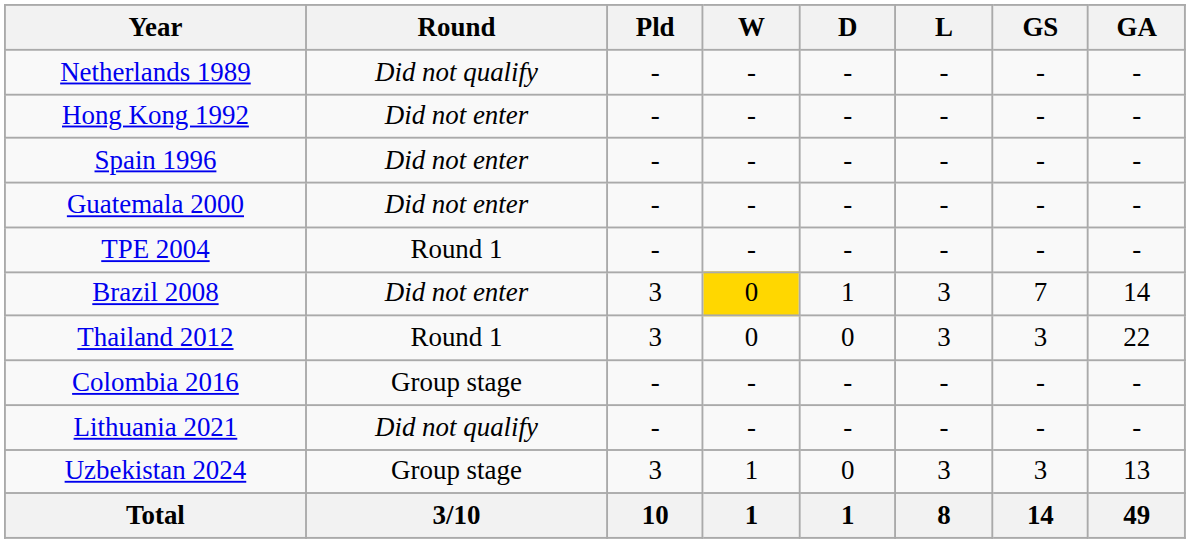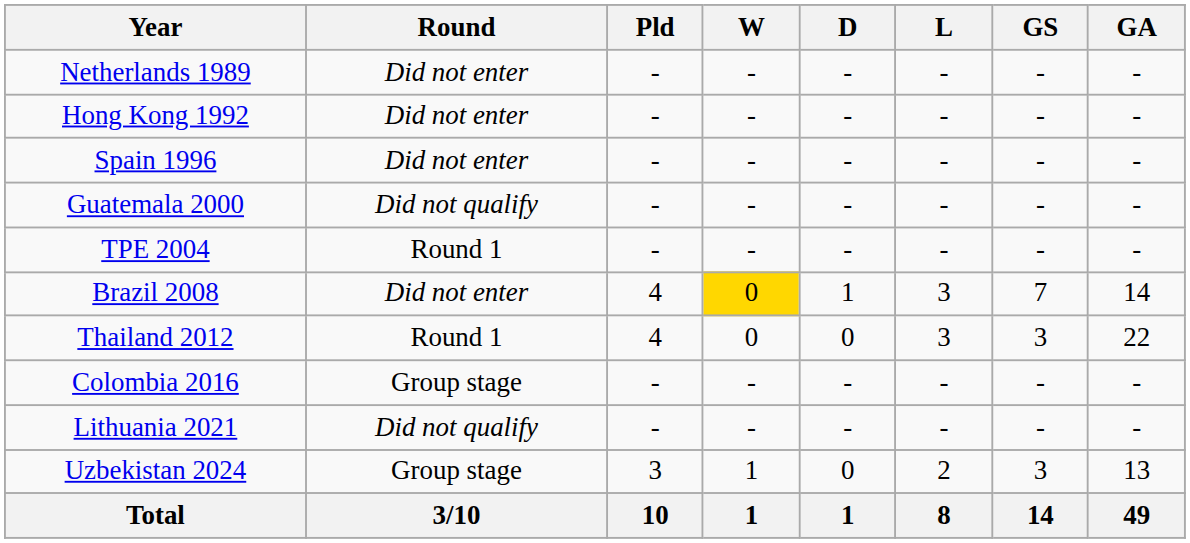(456, 71) Did not qualify -> (456, 71) Did not enter
(456, 204) Did not enter -> (456, 204) Did not qualify
(655, 293) 3 -> (655, 293) 4
(655, 337) 3 -> (655, 337) 4
(944, 471) 3 -> (944, 471) 2
